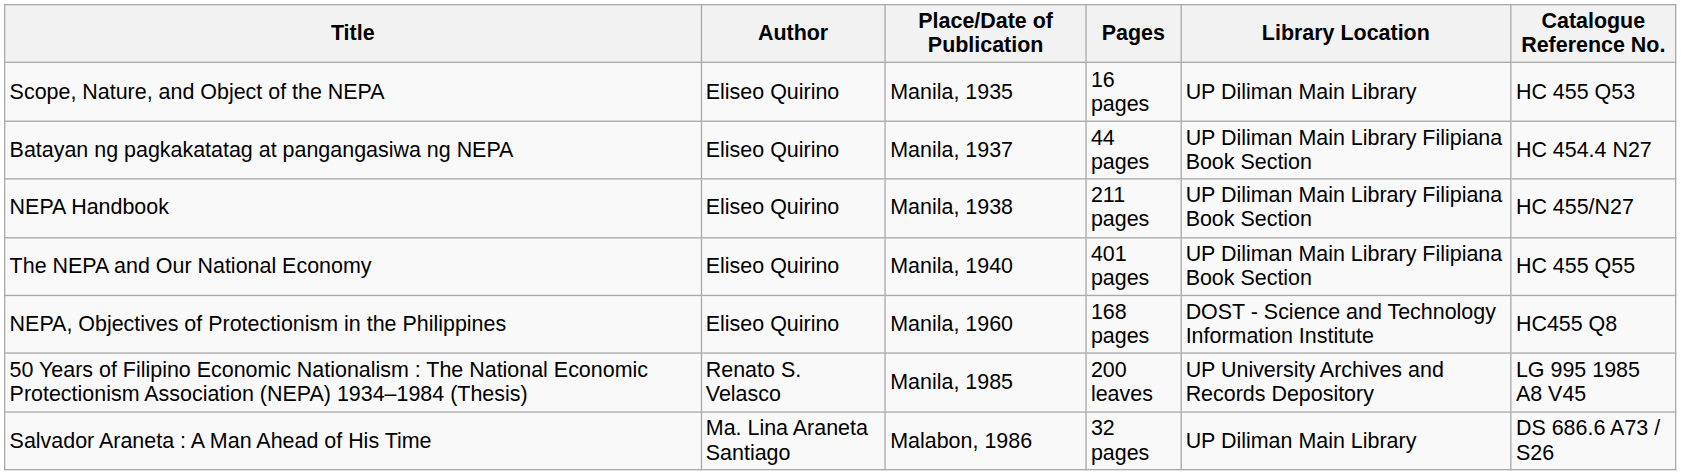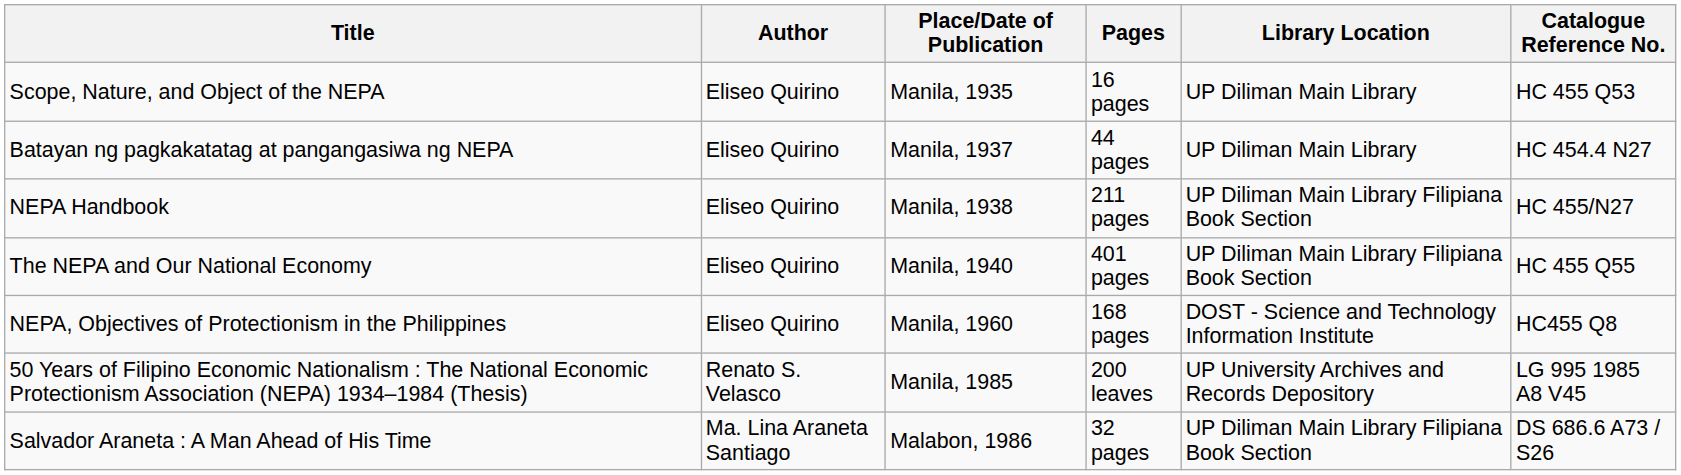(1344, 149) UP Diliman Main Library Filipiana Book Section -> (1301, 149) UP Diliman Main Library
(1301, 440) UP Diliman Main Library -> (1344, 440) UP Diliman Main Library Filipiana Book Section
